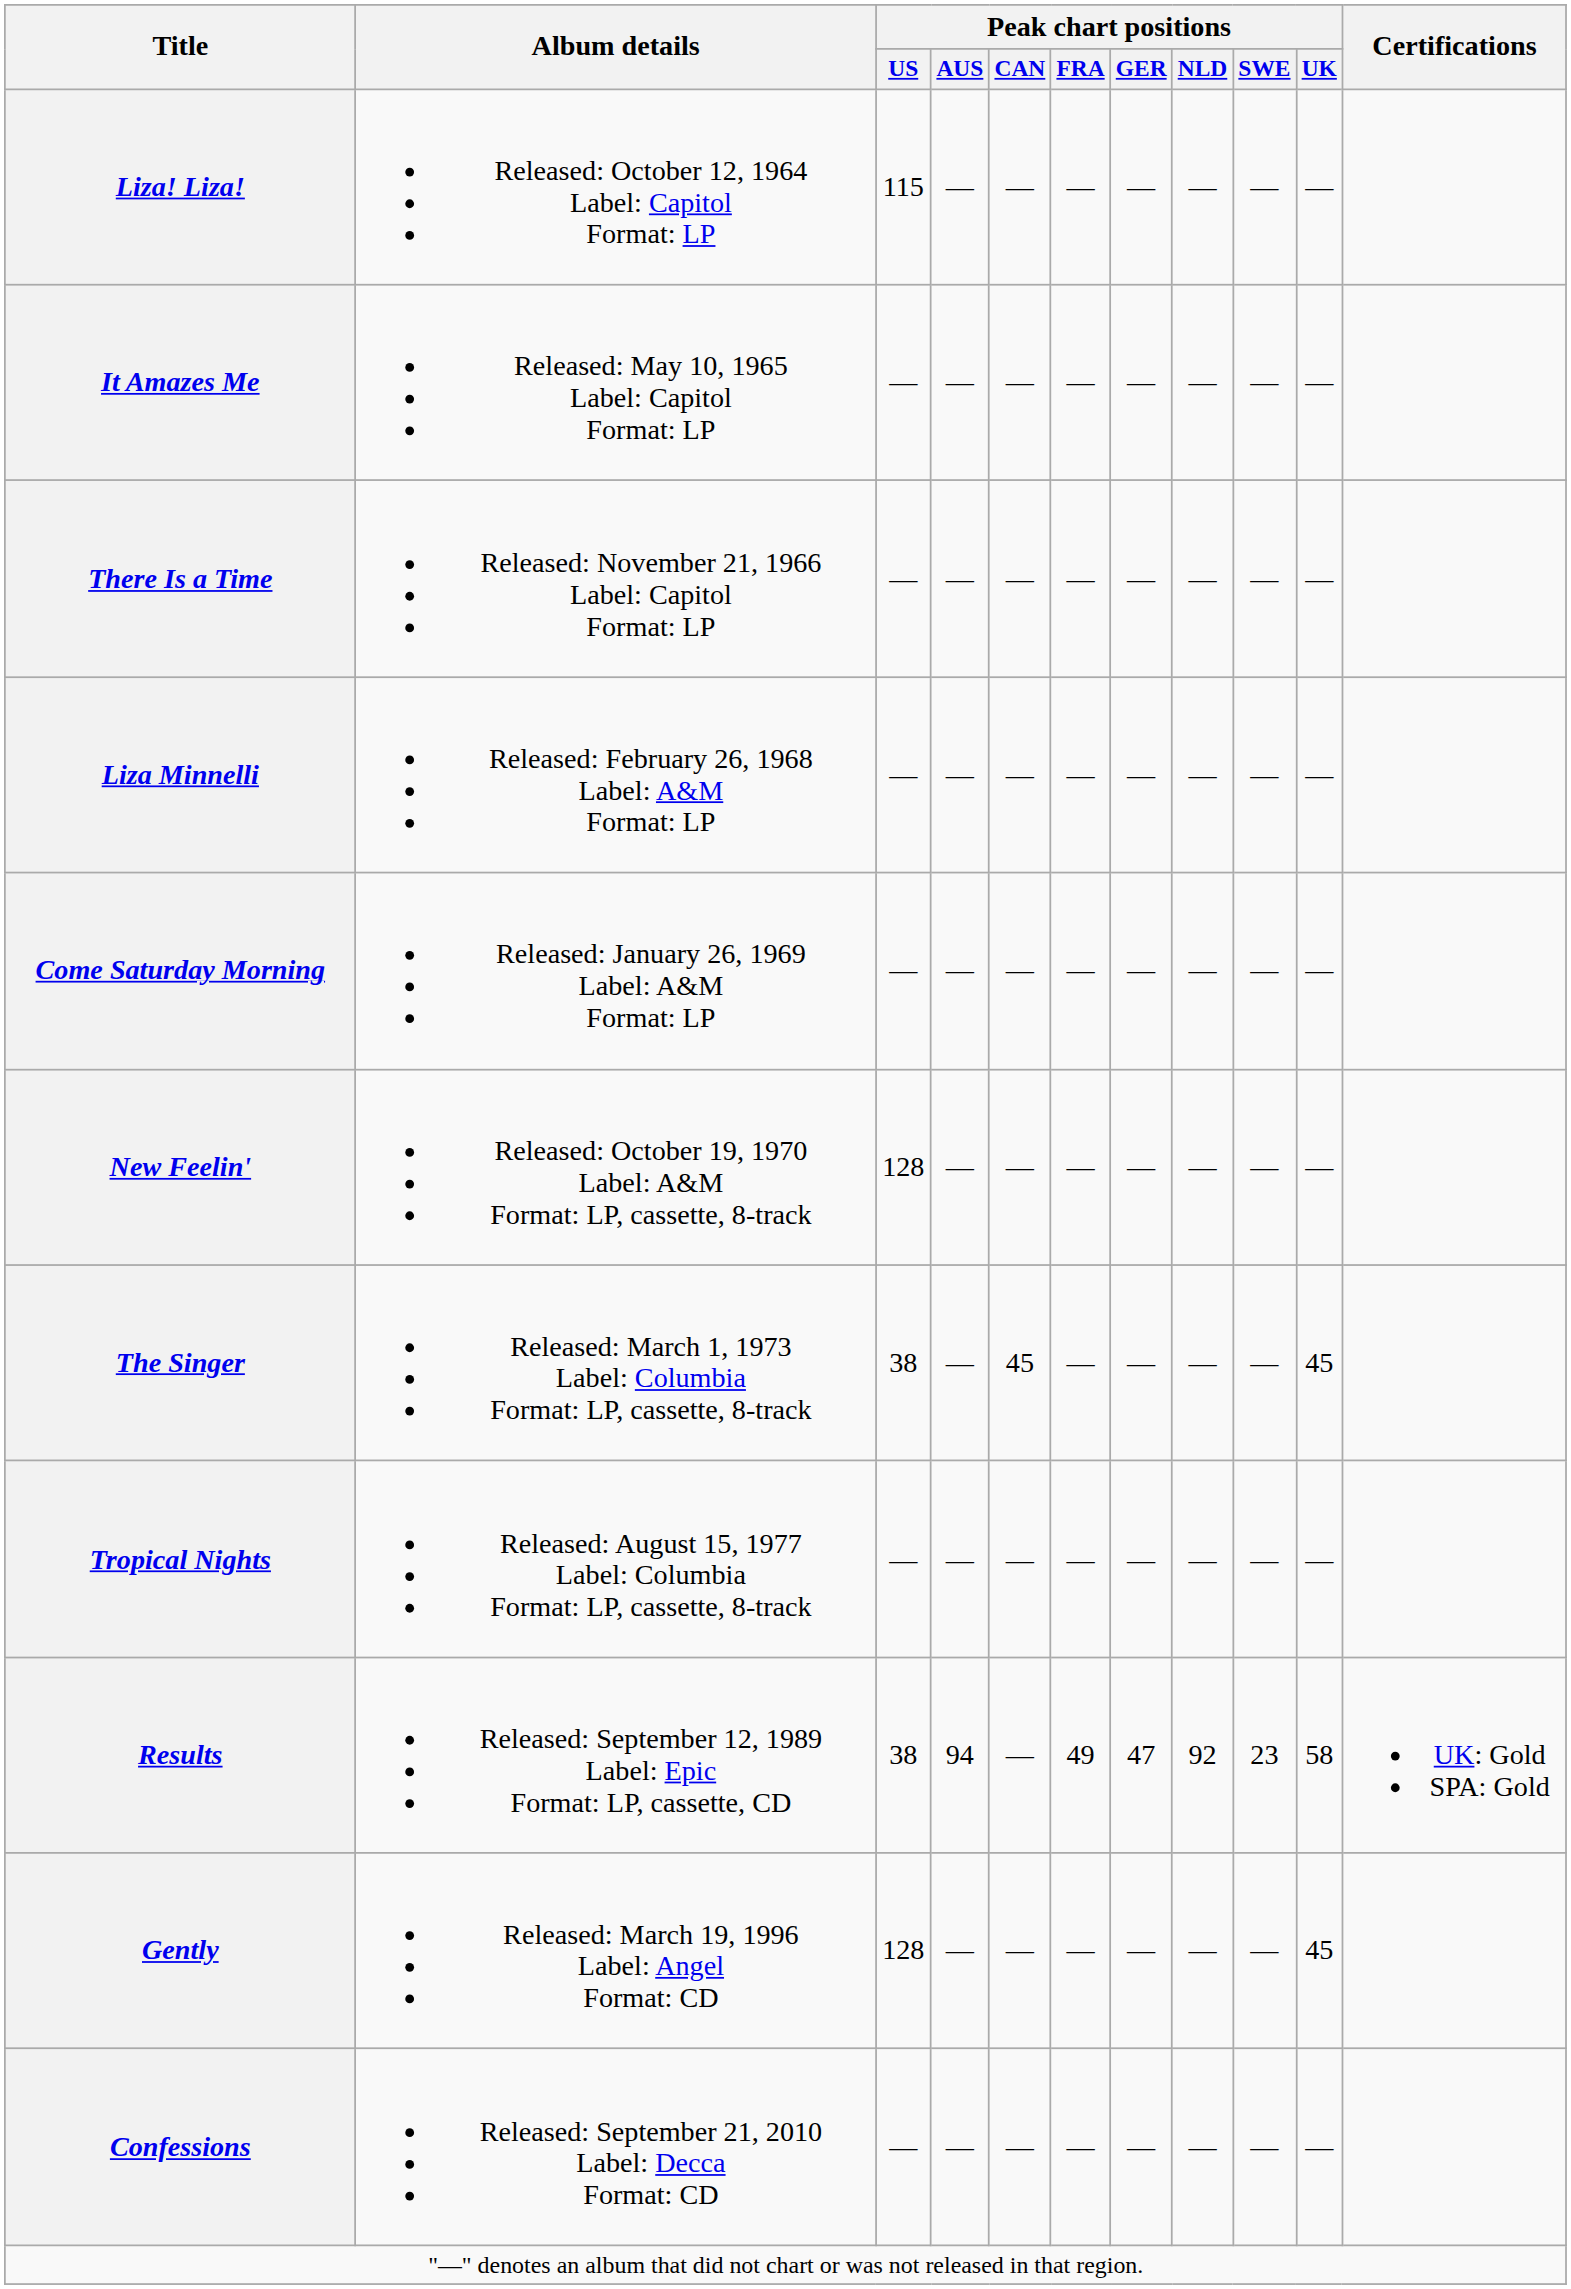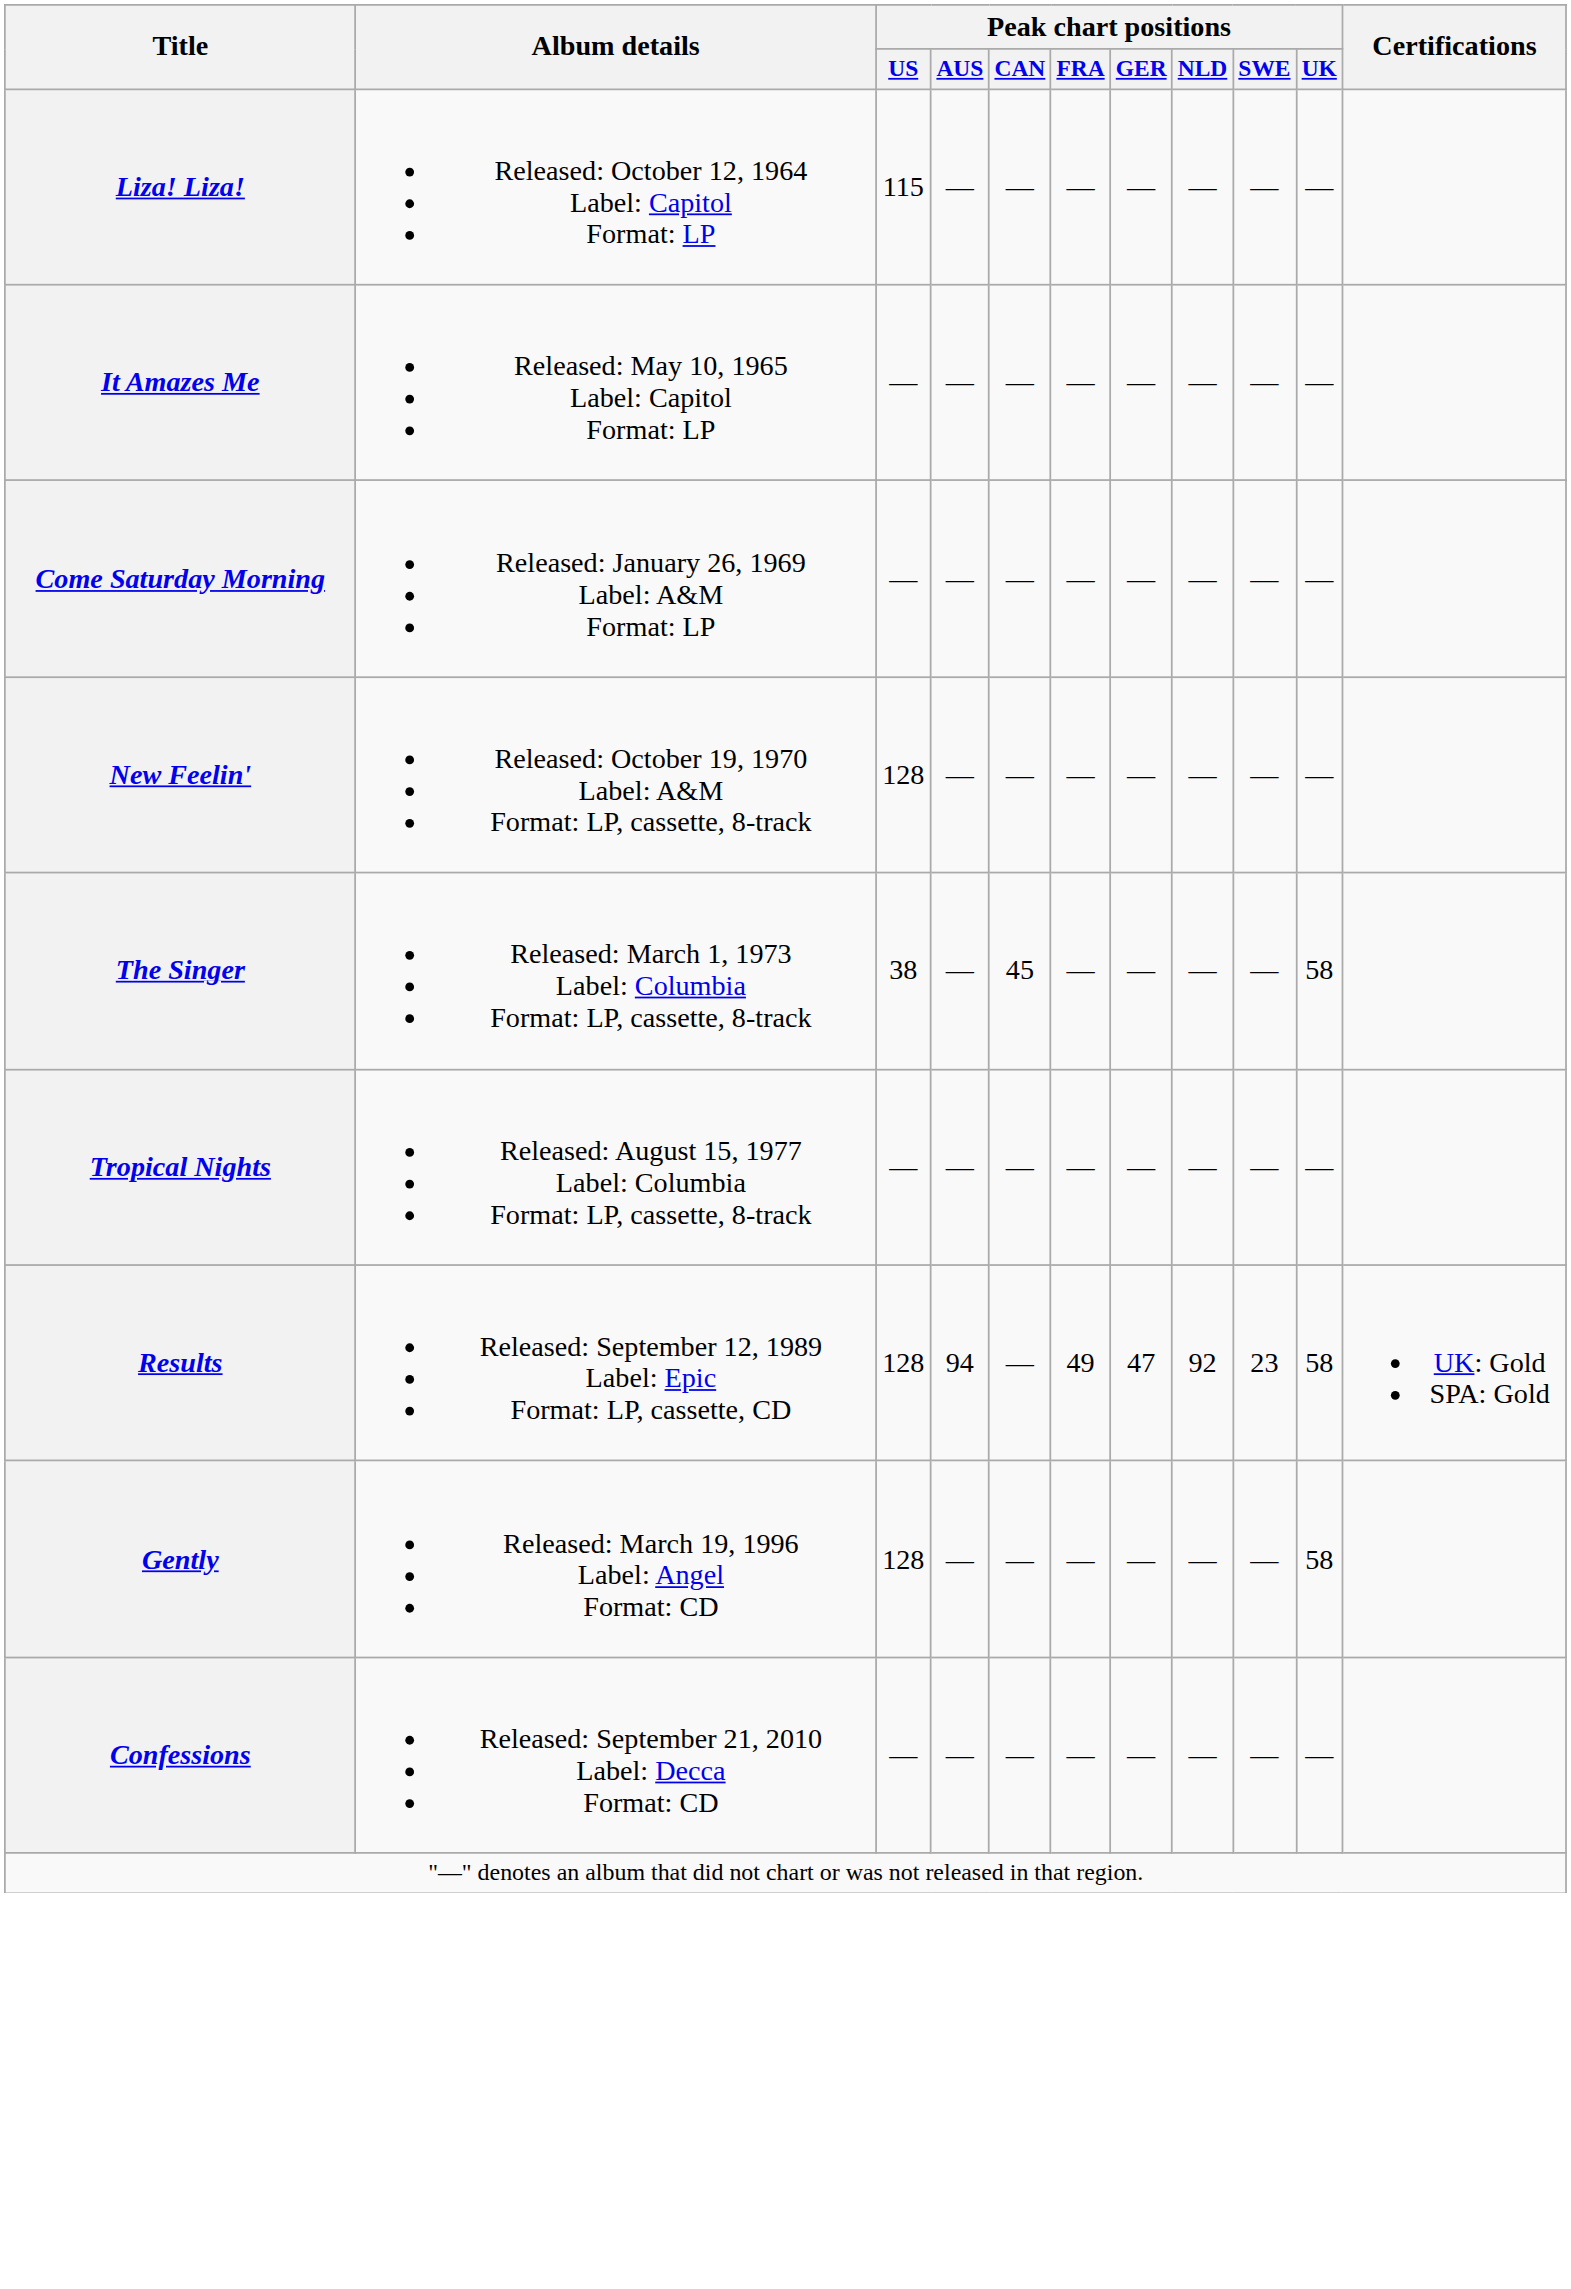- row: (180, 578)
- row: (180, 774)
(1319, 1362) 45 -> (1319, 970) 58
(903, 1754) 38 -> (903, 1362) 128
(1319, 1950) 45 -> (1319, 1558) 58
